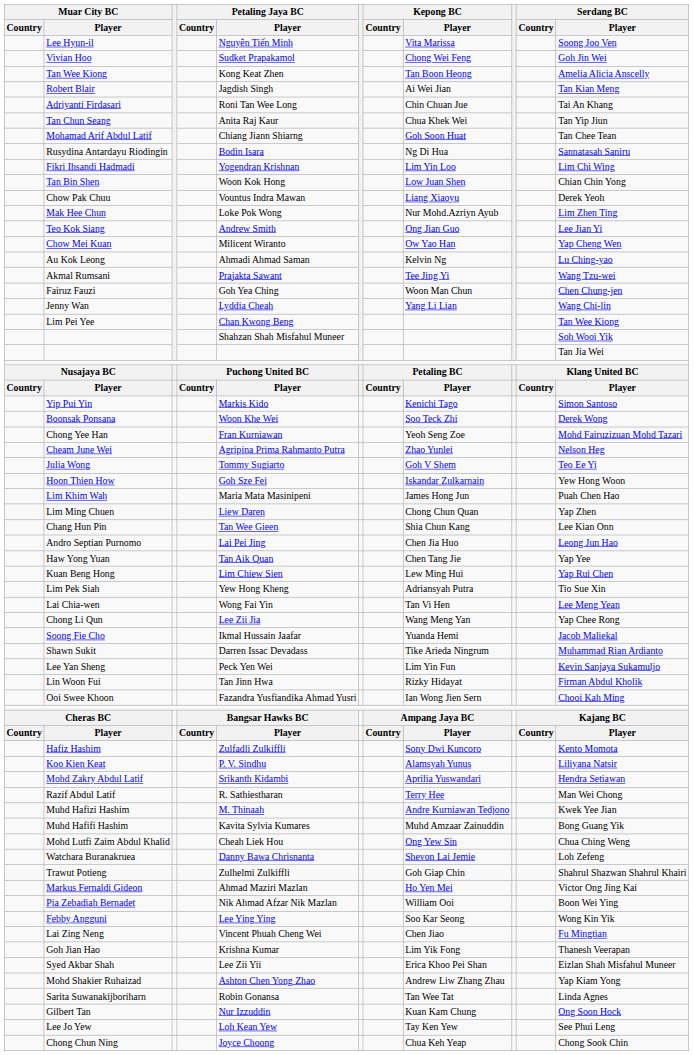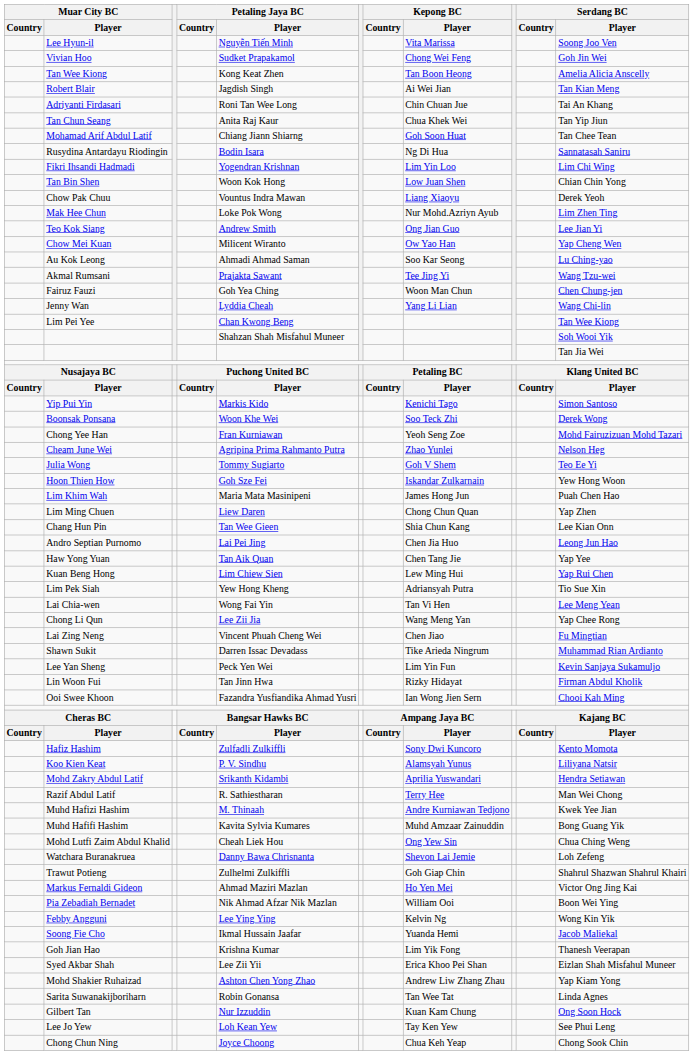(426, 259) Kelvin Ng -> (435, 259) Soo Kar Seong
rows swapped: (24, 934) <-> (24, 636)
(435, 919) Soo Kar Seong -> (426, 919) Kelvin Ng
